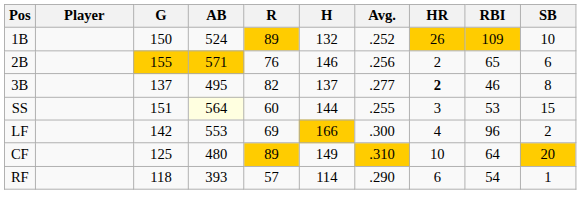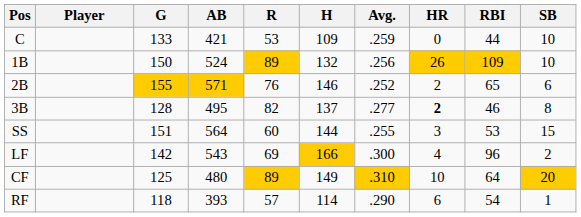+ row: (20, 39)
(382, 39) .252 -> (382, 62) .256
(382, 62) .256 -> (382, 85) .252
(161, 85) 137 -> (161, 108) 128
(216, 108) lightyellow background -> (216, 131) no background
(216, 131) 553 -> (216, 154) 543
